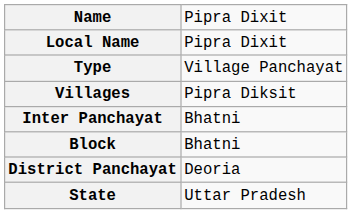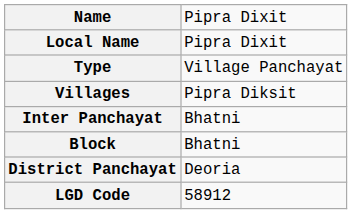- row: (93, 195)
+ row: (93, 195)
